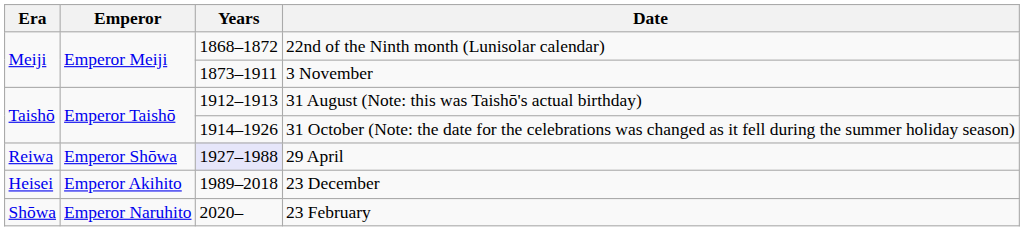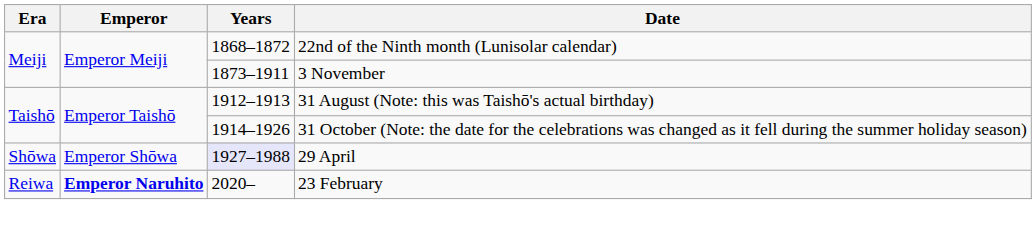(31, 156) Reiwa -> (32, 156) Shōwa
- row: (333, 184)
(32, 211) Shōwa -> (31, 184) Reiwa
(128, 211) normal -> (134, 184) bold
